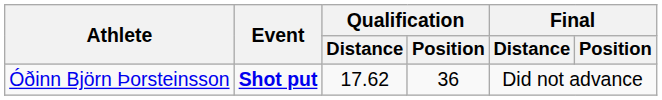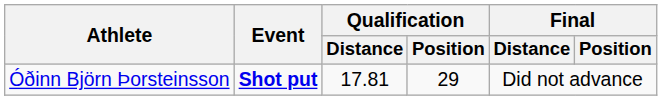(365, 80) 17.62 -> (365, 80) 17.81
(448, 80) 36 -> (448, 80) 29
